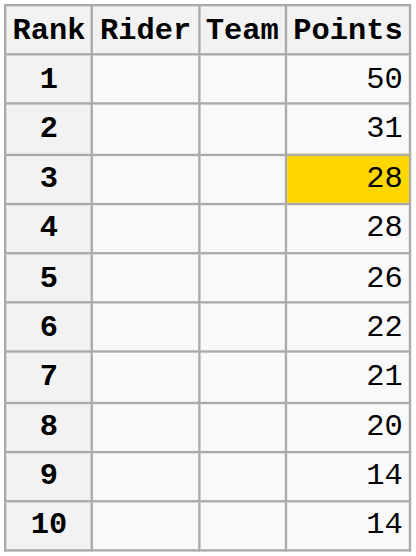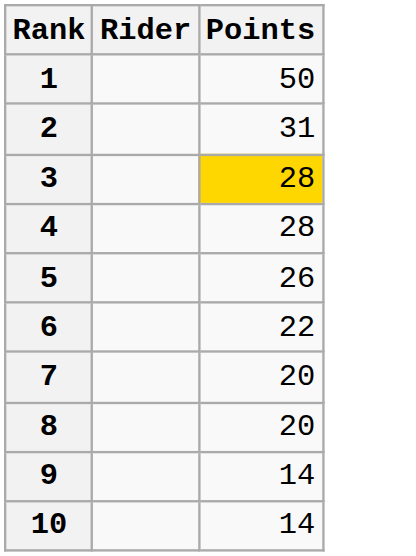- column: (242, 30)
(385, 377) 21 -> (297, 377) 20
